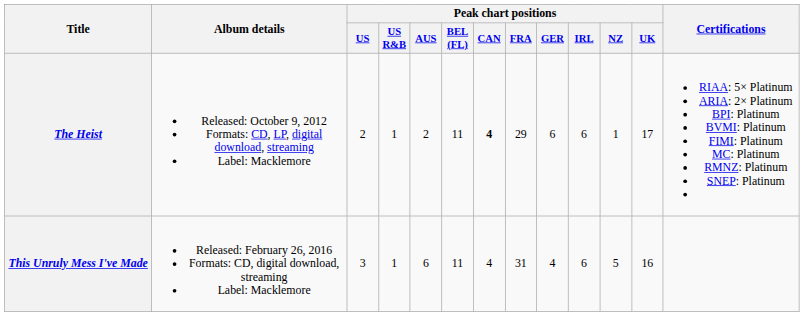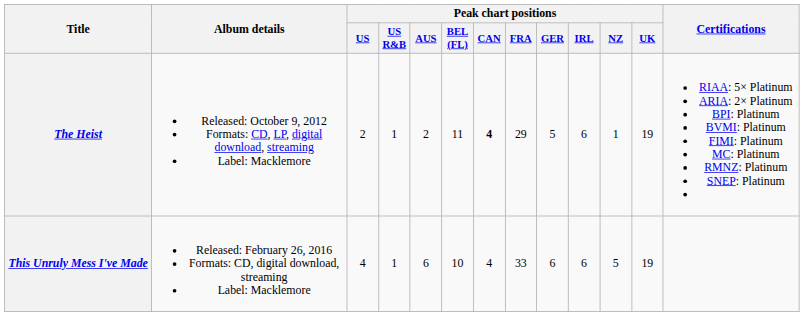(552, 134) 6 -> (552, 134) 5
(647, 134) 17 -> (647, 134) 19
(363, 263) 3 -> (363, 263) 4
(458, 263) 11 -> (458, 263) 10
(521, 263) 31 -> (521, 263) 33
(552, 263) 4 -> (552, 263) 6
(647, 263) 16 -> (647, 263) 19
